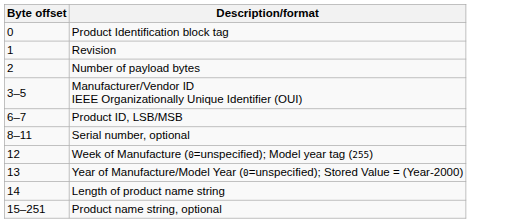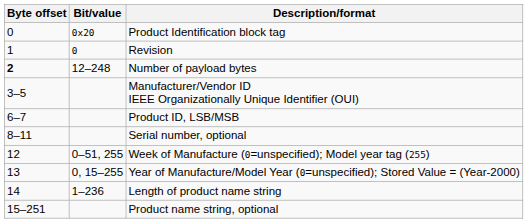+ column: (97, 13)
(10, 68) normal -> (10, 68) bold
